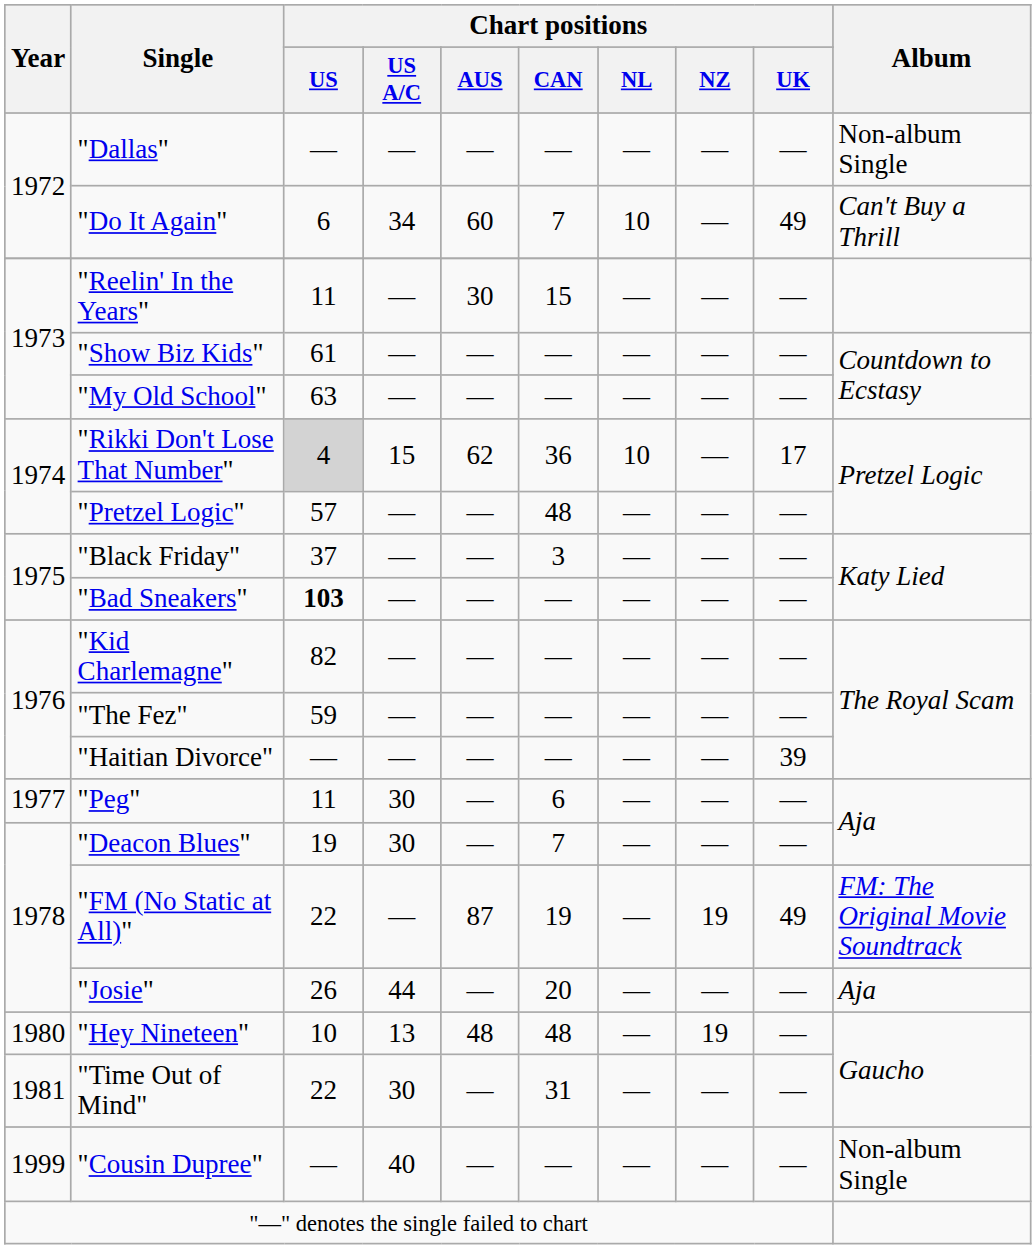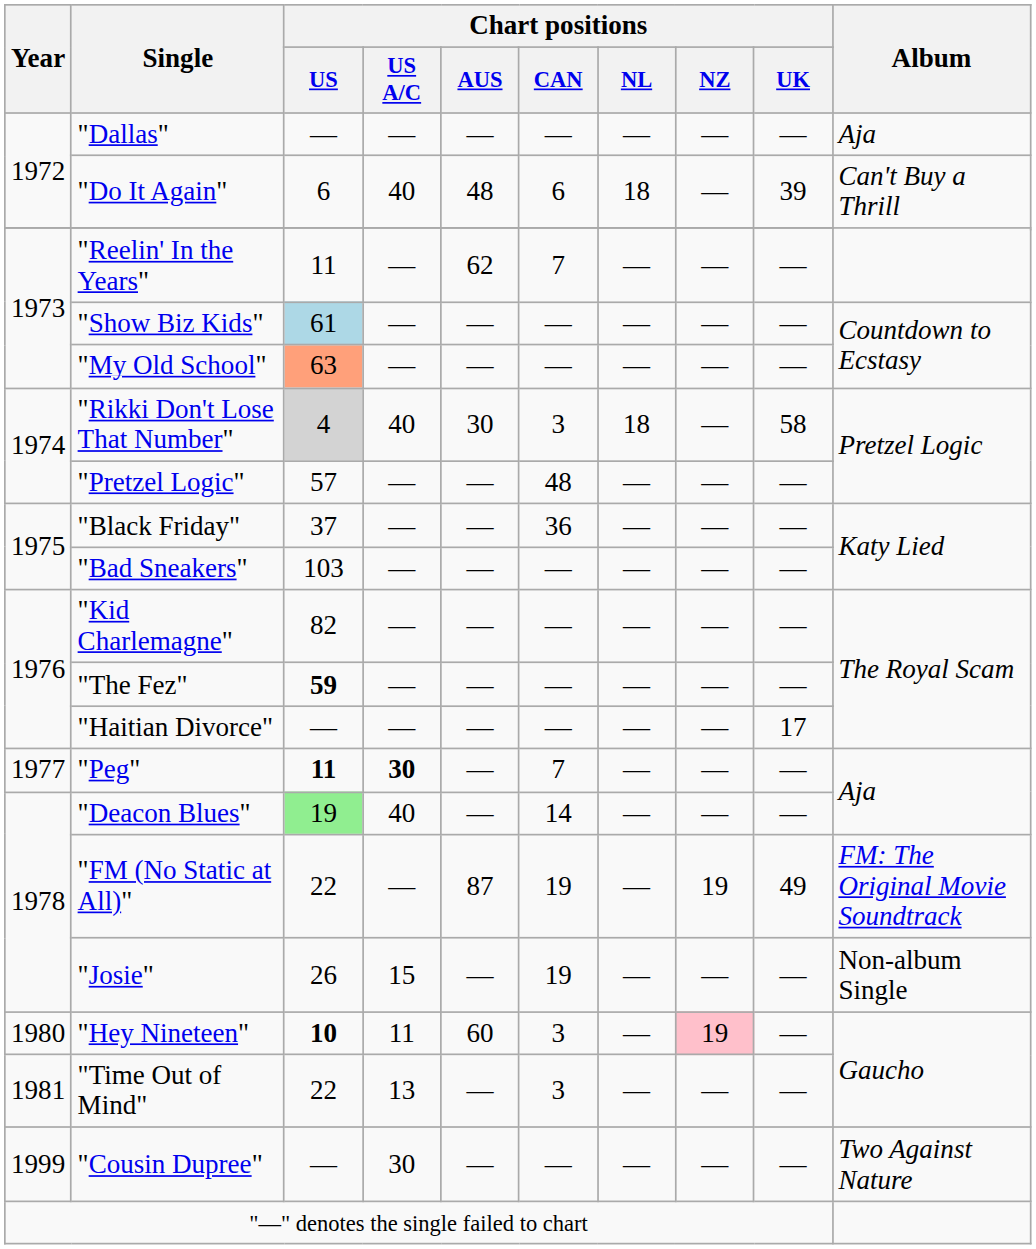(900, 148) Non-album Single -> (857, 133) Aja
(402, 222) 34 -> (402, 191) 40
(480, 222) 60 -> (480, 191) 48
(558, 222) 7 -> (558, 191) 6
(637, 222) 10 -> (637, 191) 18
(793, 222) 49 -> (793, 191) 39
(480, 295) 30 -> (480, 264) 62
(558, 295) 15 -> (558, 264) 7
(323, 353) no background -> (323, 323) lightblue background
(323, 396) no background -> (323, 365) lightsalmon background
(402, 454) 15 -> (402, 424) 40
(480, 454) 62 -> (480, 424) 30
(558, 454) 36 -> (558, 424) 3
(637, 454) 10 -> (637, 424) 18
(793, 454) 17 -> (793, 424) 58
(558, 555) 3 -> (558, 525) 36
(323, 598) bold -> (323, 567) normal
(323, 714) normal -> (323, 684) bold
(793, 757) 39 -> (793, 726) 17
(323, 800) normal -> (323, 769) bold
(402, 800) normal -> (402, 769) bold
(558, 800) 6 -> (558, 769) 7
(323, 843) no background -> (323, 812) lightgreen background
(402, 843) 30 -> (402, 812) 40
(558, 843) 7 -> (558, 812) 14
(402, 989) 44 -> (402, 974) 15
(558, 989) 20 -> (558, 974) 19
(857, 989) Aja -> (900, 974) Non-album Single
(323, 1032) normal -> (323, 1032) bold
(402, 1032) 13 -> (402, 1032) 11
(480, 1032) 48 -> (480, 1032) 60
(558, 1032) 48 -> (558, 1032) 3
(715, 1032) no background -> (715, 1032) pink background
(402, 1090) 30 -> (402, 1090) 13
(558, 1090) 31 -> (558, 1090) 3
(402, 1164) 40 -> (402, 1164) 30
(900, 1164) Non-album Single -> (905, 1164) Two Against Nature
